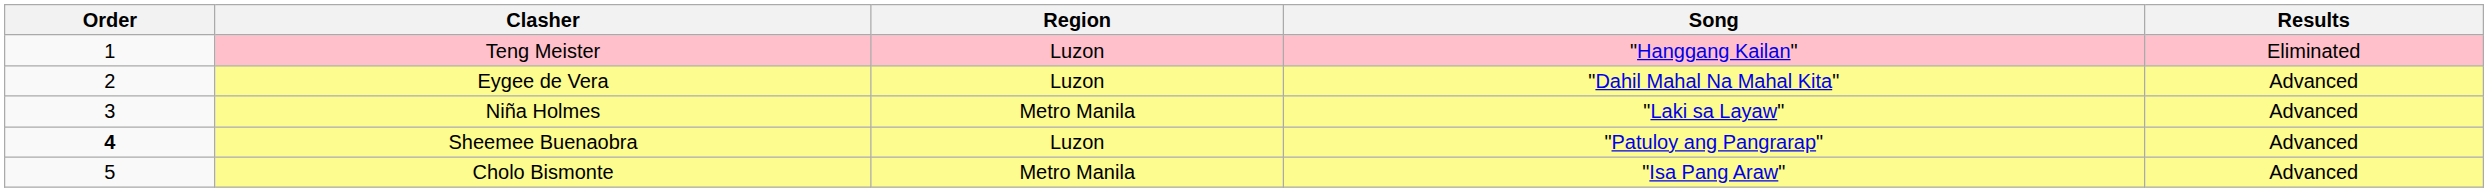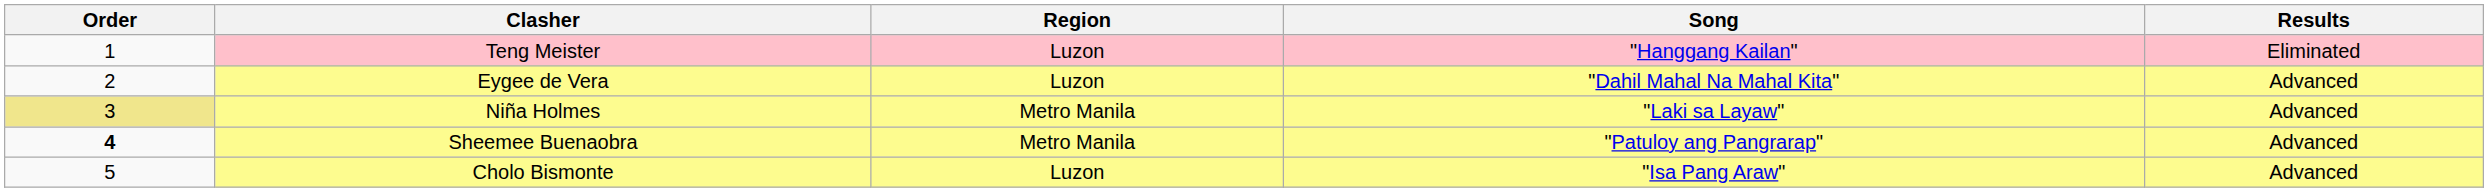(110, 111) no background -> (110, 111) khaki background
(1077, 142) Luzon -> (1077, 142) Metro Manila
(1077, 172) Metro Manila -> (1077, 172) Luzon
